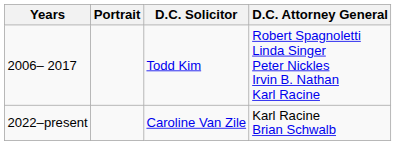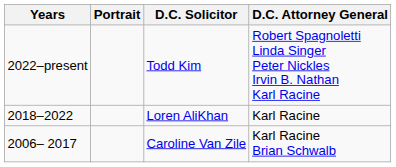(42, 65) 2006– 2017 -> (48, 65) 2022–present
+ row: (187, 115)
(48, 122) 2022–present -> (42, 143) 2006– 2017
